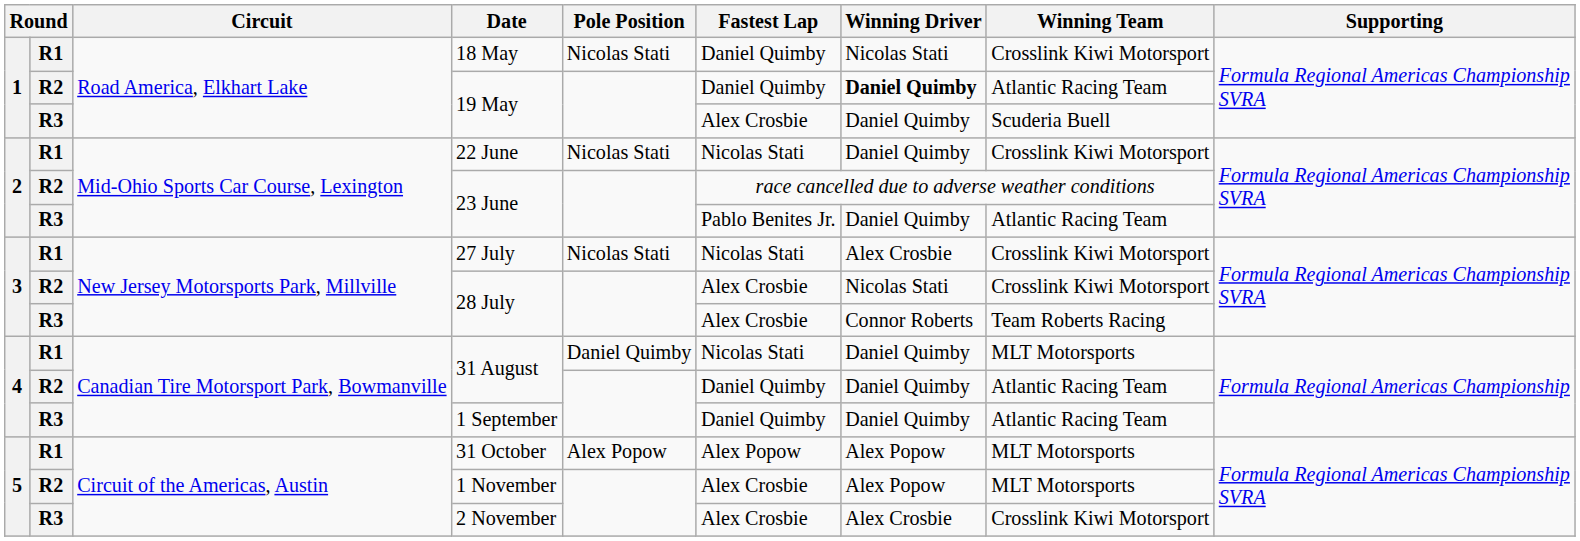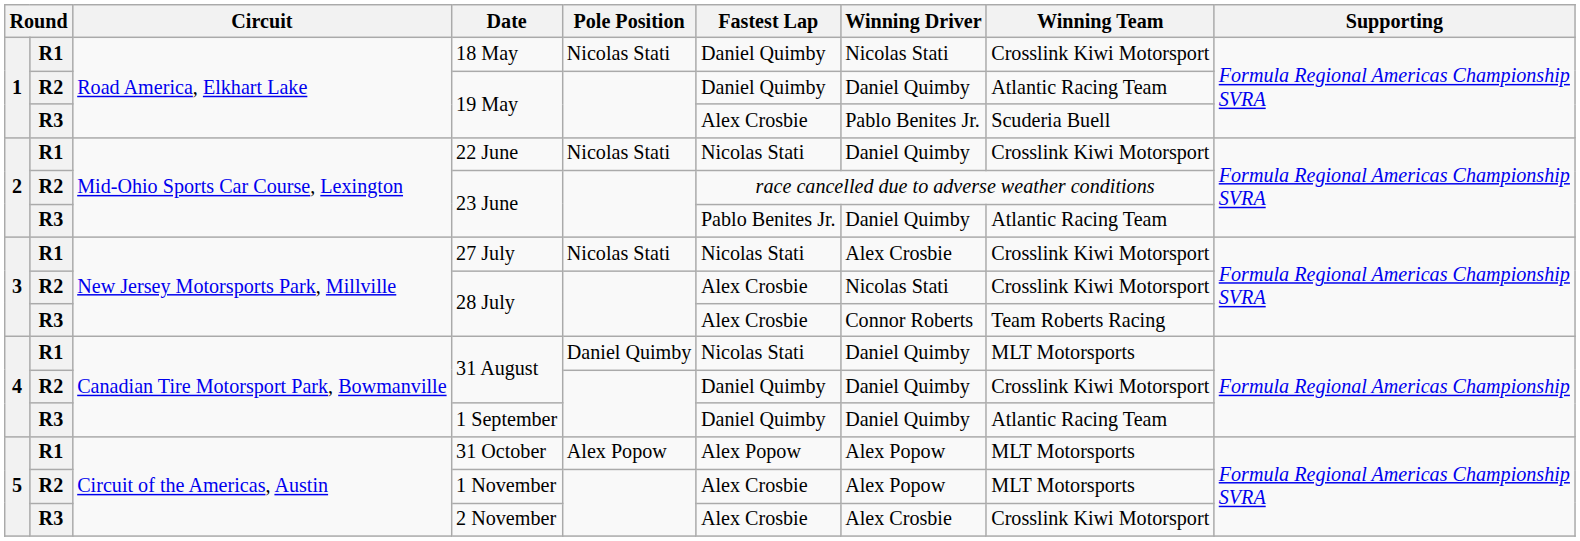(911, 87) bold -> (907, 87) normal
(907, 120) Daniel Quimby -> (913, 120) Pablo Benites Jr.
(1079, 385) Atlantic Racing Team -> (1100, 385) Crosslink Kiwi Motorsport
